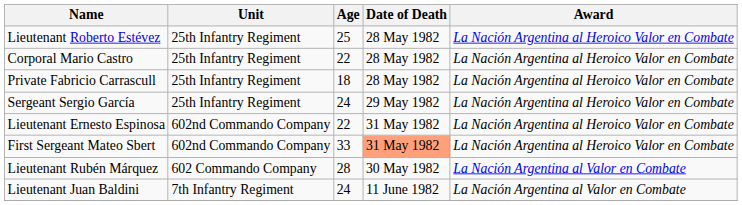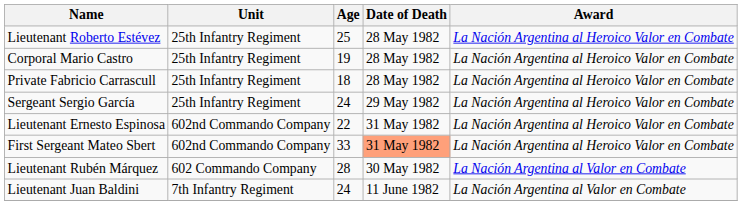(344, 59) 22 -> (344, 59) 19
